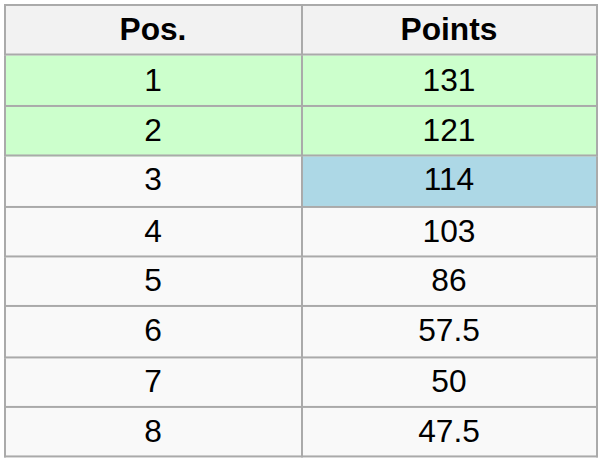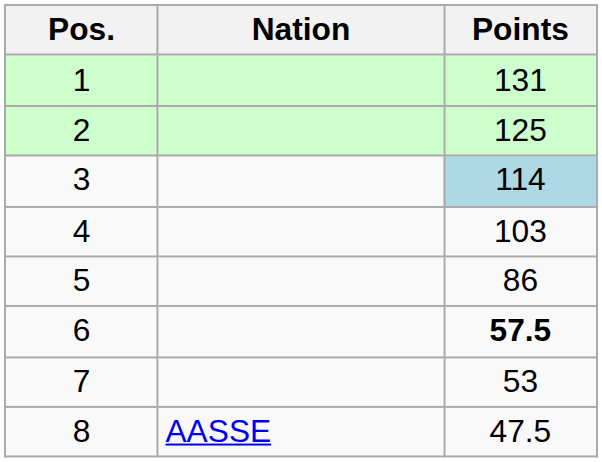+ column: (301, 29)
(449, 130) 121 -> (520, 130) 125
(449, 331) normal -> (520, 331) bold
(449, 381) 50 -> (520, 381) 53
